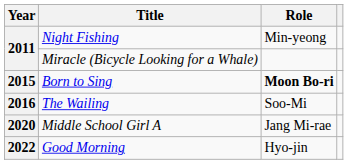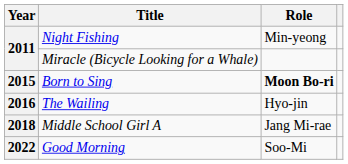(286, 103) Soo-Mi -> (286, 103) Hyo-jin
(22, 125) 2020 -> (22, 125) 2018
(286, 147) Hyo-jin -> (286, 147) Soo-Mi
